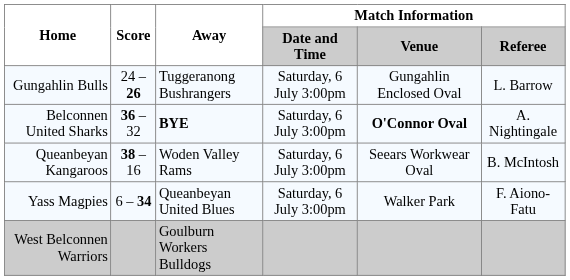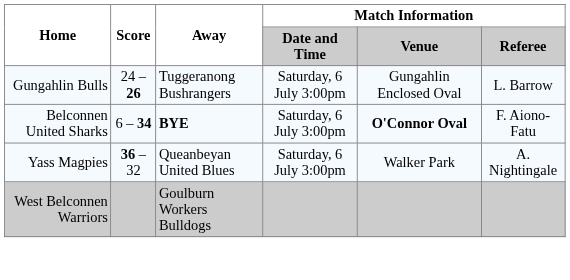(133, 123) 36 – 32 -> (133, 123) 6 – 34
(523, 123) A. Nightingale -> (523, 123) F. Aiono-Fatu
- row: (72, 162)
(133, 201) 6 – 34 -> (133, 162) 36 – 32
(523, 201) F. Aiono-Fatu -> (523, 162) A. Nightingale
